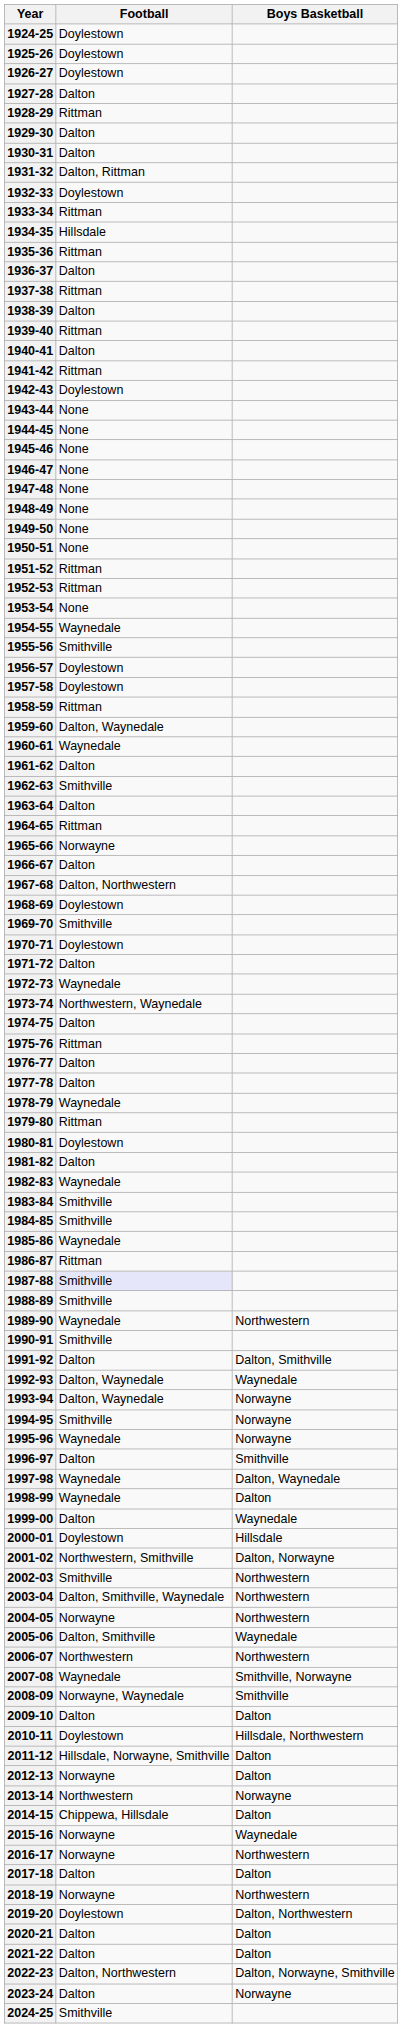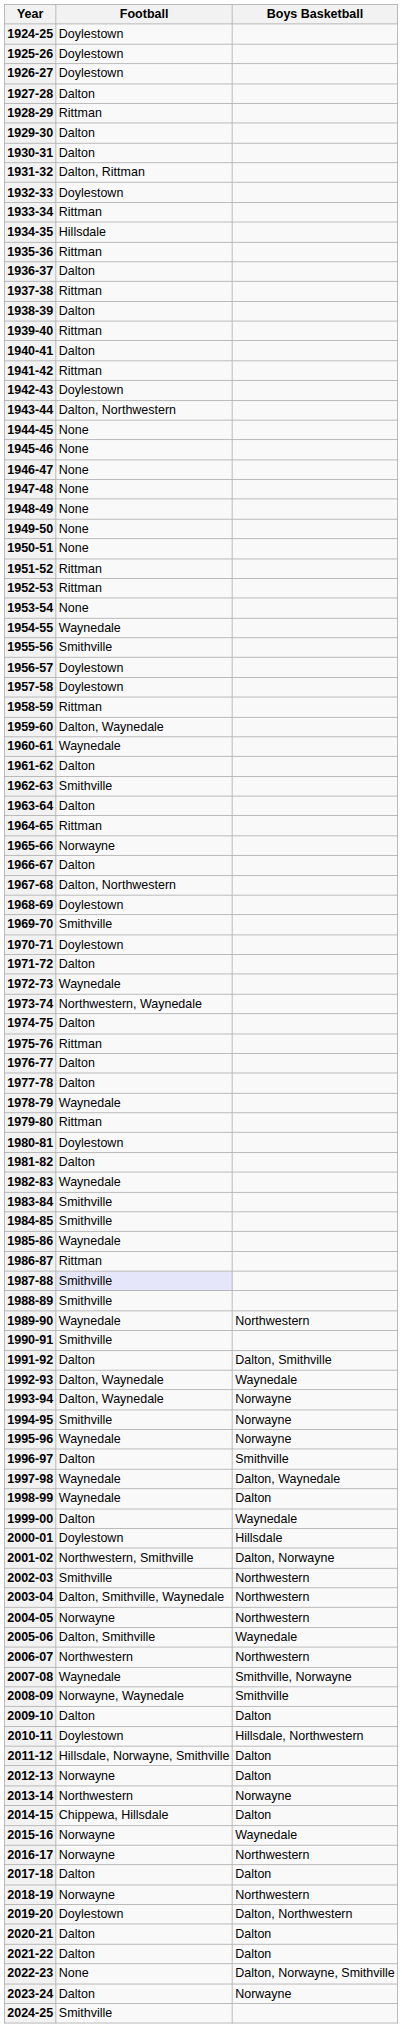(74, 410) None -> (117, 410) Dalton, Northwestern
(117, 1973) Dalton, Northwestern -> (74, 1973) None
